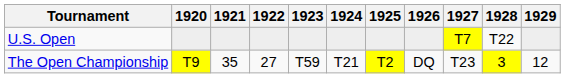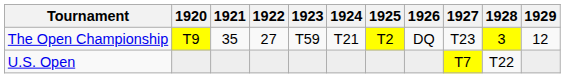rows swapped: (88, 62) <-> (42, 39)
